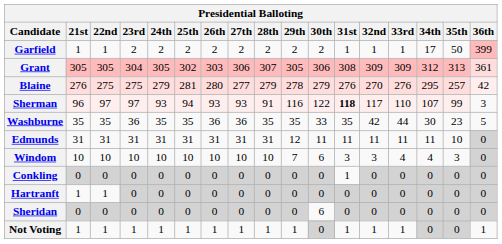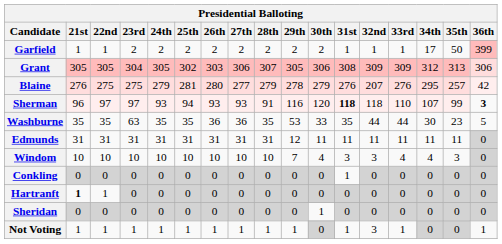(483, 67) 361 -> (483, 67) 306
(374, 85) 270 -> (374, 85) 207
(321, 103) 122 -> (321, 103) 120
(374, 103) 117 -> (374, 103) 118
(483, 103) normal -> (483, 103) bold
(134, 121) 36 -> (134, 121) 63
(295, 121) 35 -> (295, 121) 53
(374, 121) 42 -> (374, 121) 44
(457, 139) 10 -> (457, 139) 11
(321, 157) 6 -> (321, 157) 4
(78, 193) normal -> (78, 193) bold
(321, 211) 6 -> (321, 211) 1
(374, 229) 1 -> (374, 229) 3
